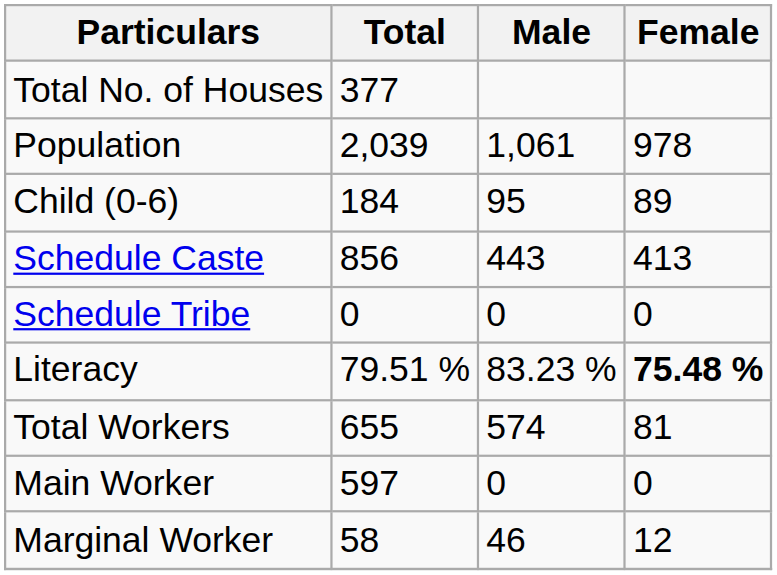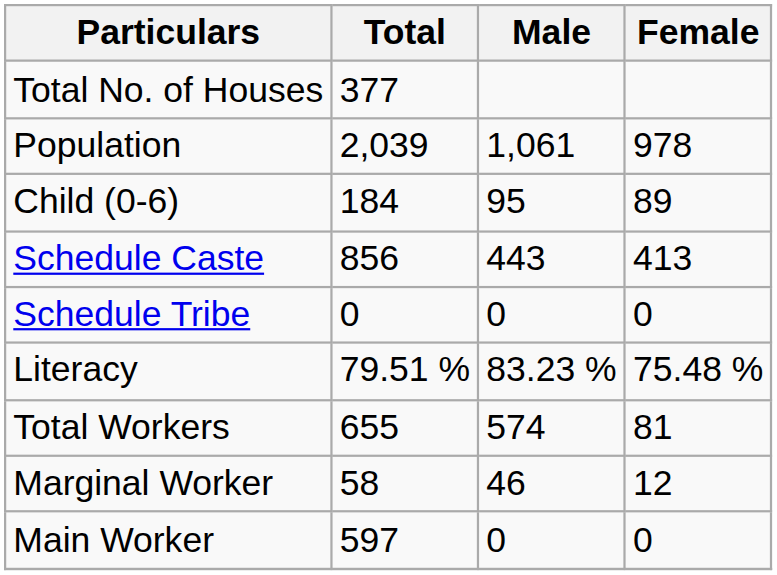(698, 370) bold -> (698, 370) normal
rows swapped: (114, 483) <-> (143, 539)
